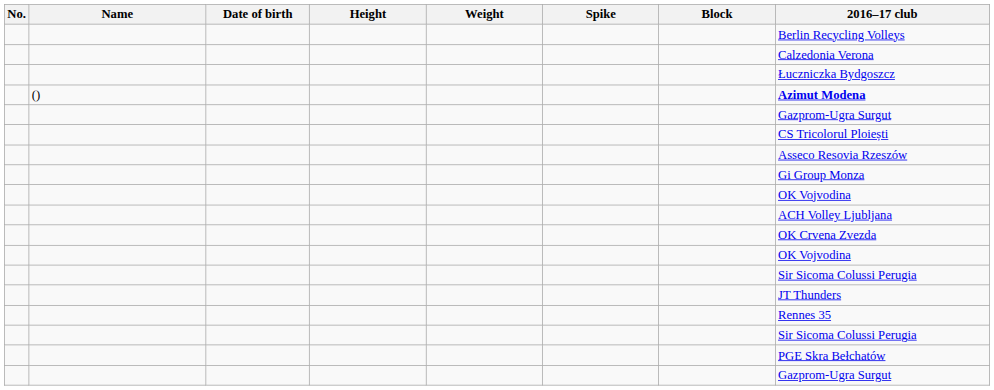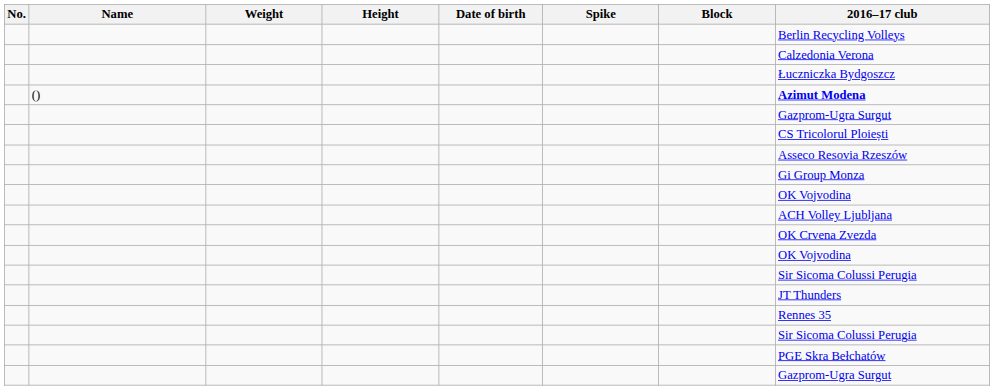columns swapped: (258, 14) <-> (484, 14)
